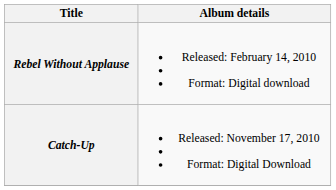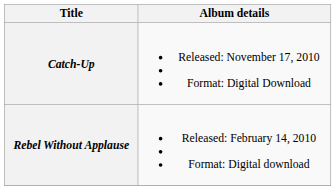rows swapped: (71, 63) <-> (71, 144)
